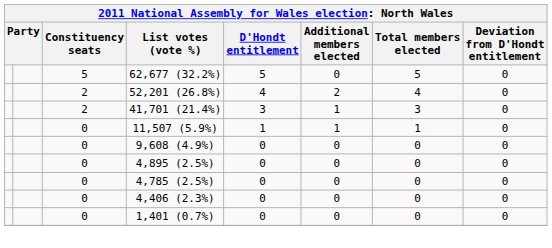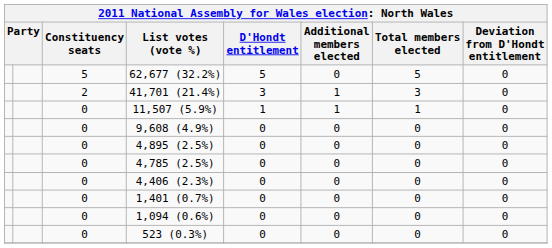- row: (175, 92)
+ row: (175, 216)
+ row: (175, 234)
